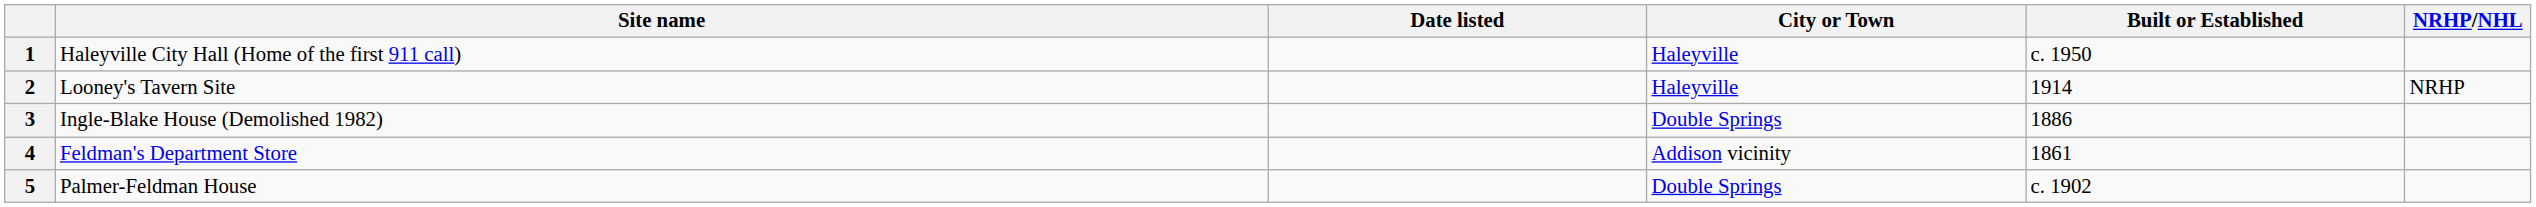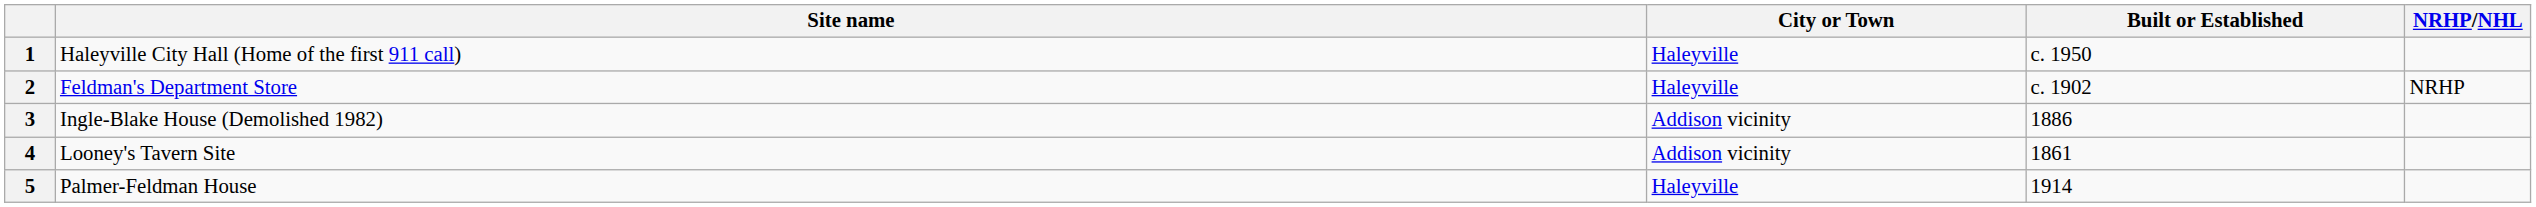- column: (1457, 20)
(148, 86) Looney's Tavern Site -> (179, 86) Feldman's Department Store
(2051, 86) 1914 -> (2061, 86) c. 1902
(1717, 119) Double Springs -> (1721, 119) Addison vicinity
(179, 152) Feldman's Department Store -> (148, 152) Looney's Tavern Site
(1717, 185) Double Springs -> (1695, 185) Haleyville
(2061, 185) c. 1902 -> (2051, 185) 1914
